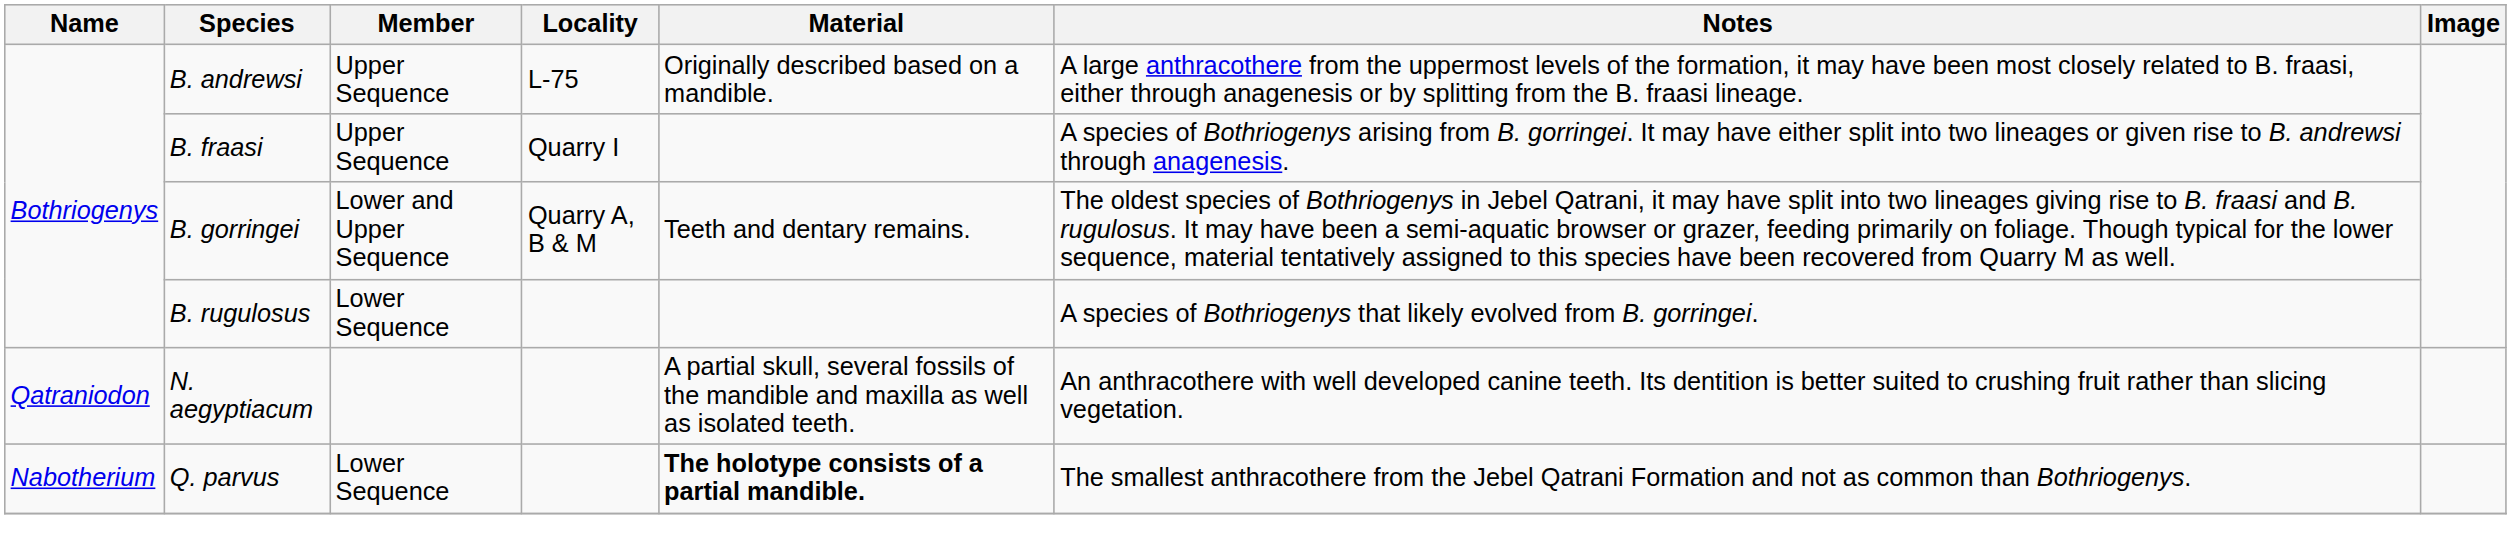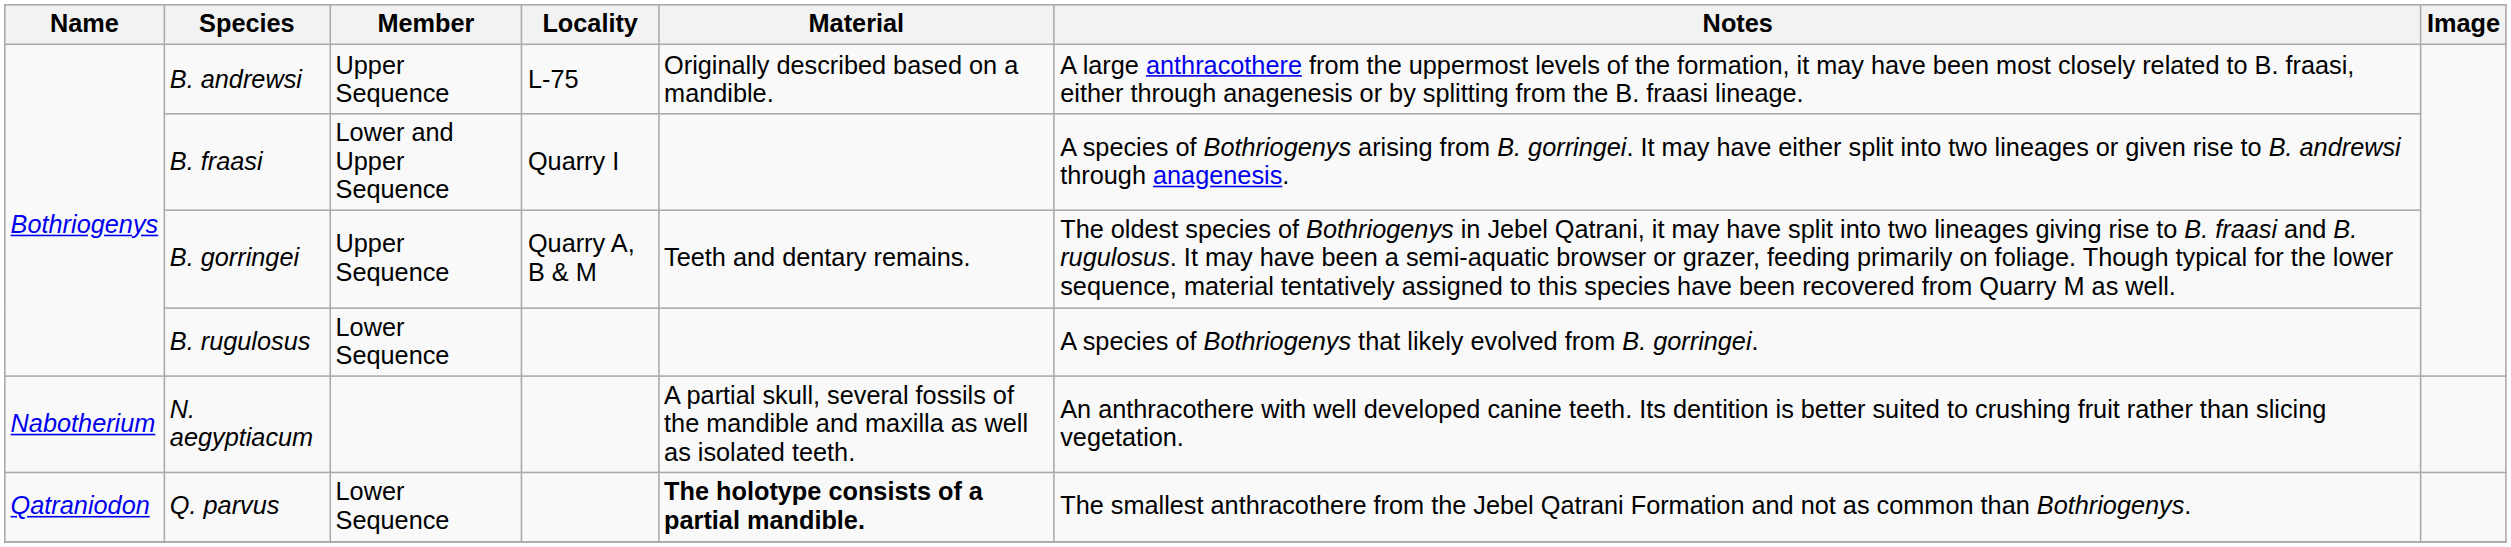(392, 147) Upper Sequence -> (395, 161) Lower and Upper Sequence
(395, 230) Lower and Upper Sequence -> (392, 258) Upper Sequence
(80, 395) Qatraniodon -> (83, 424) Nabotherium
(83, 478) Nabotherium -> (80, 506) Qatraniodon
